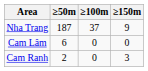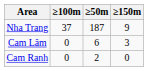columns swapped: (64, 12) <-> (94, 12)
(127, 43) 0 -> (127, 43) 3
(127, 58) 3 -> (127, 58) 0
